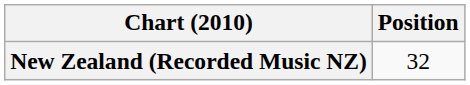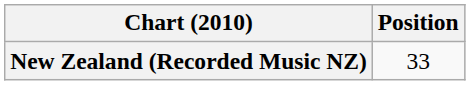(418, 60) 32 -> (418, 60) 33
